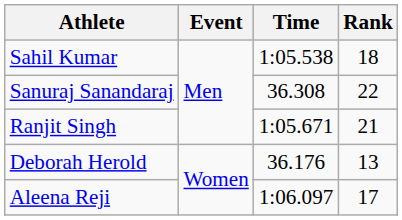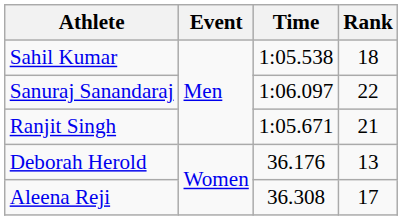(296, 92) 36.308 -> (296, 92) 1:06.097
(296, 196) 1:06.097 -> (296, 196) 36.308
